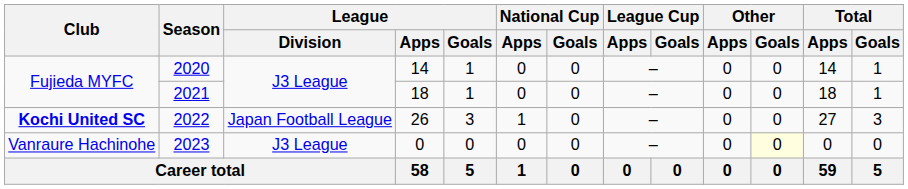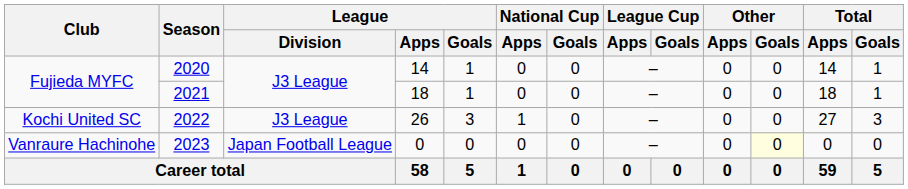(82, 119) bold -> (82, 119) normal
(310, 119) Japan Football League -> (310, 119) J3 League
(310, 145) J3 League -> (310, 145) Japan Football League
